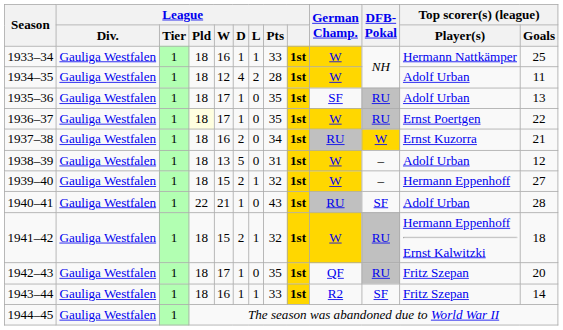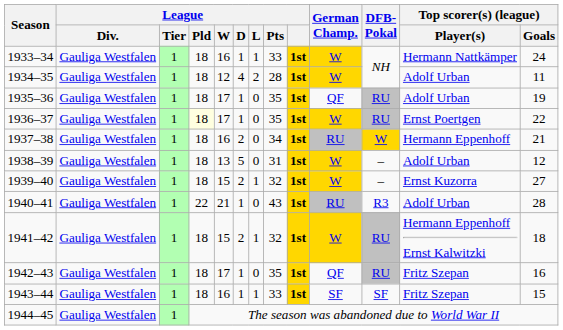(539, 56) 25 -> (539, 56) 24
(335, 98) SF -> (335, 98) QF
(539, 98) 13 -> (539, 98) 19
(440, 139) Ernst Kuzorra -> (457, 139) Hermann Eppenhoff
(457, 181) Hermann Eppenhoff -> (440, 181) Ernst Kuzorra
(381, 202) SF -> (381, 202) R3
(539, 273) 20 -> (539, 273) 16
(335, 294) R2 -> (335, 294) SF
(539, 294) 14 -> (539, 294) 15
